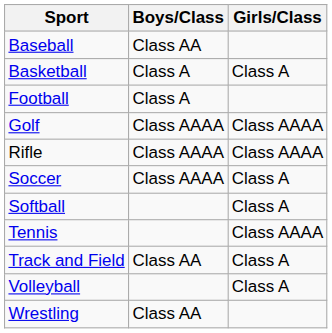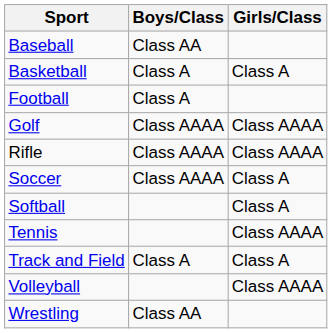(167, 260) Class AA -> (161, 260) Class A
(261, 286) Class A -> (277, 286) Class AAAA
